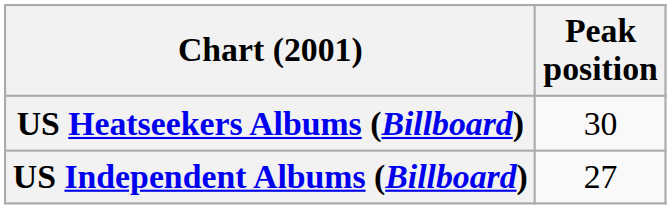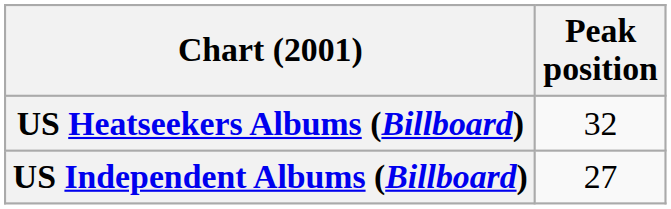(601, 122) 30 -> (601, 122) 32
